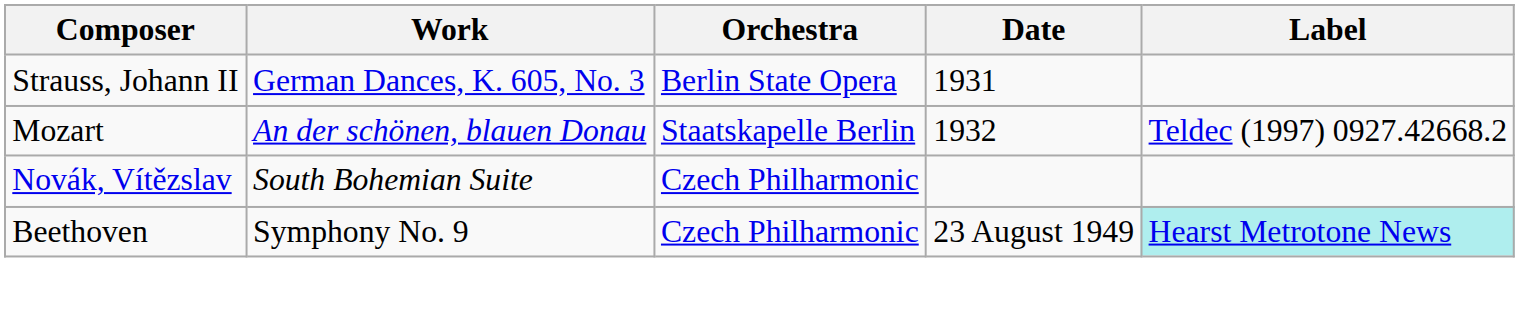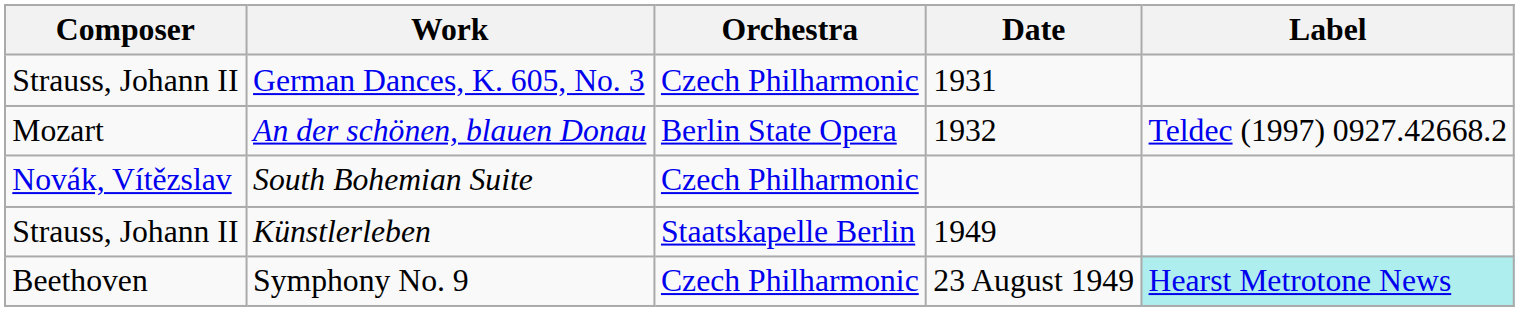(779, 79) Berlin State Opera -> (790, 79) Czech Philharmonic
(788, 130) Staatskapelle Berlin -> (779, 130) Berlin State Opera
+ row: (342, 230)
